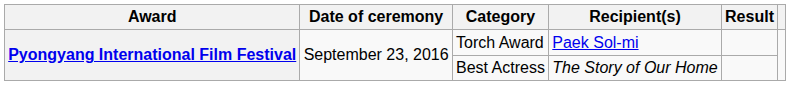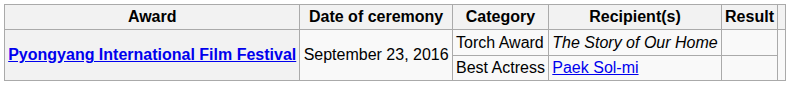(595, 42) Paek Sol-mi -> (635, 42) The Story of Our Home
(635, 67) The Story of Our Home -> (595, 67) Paek Sol-mi
